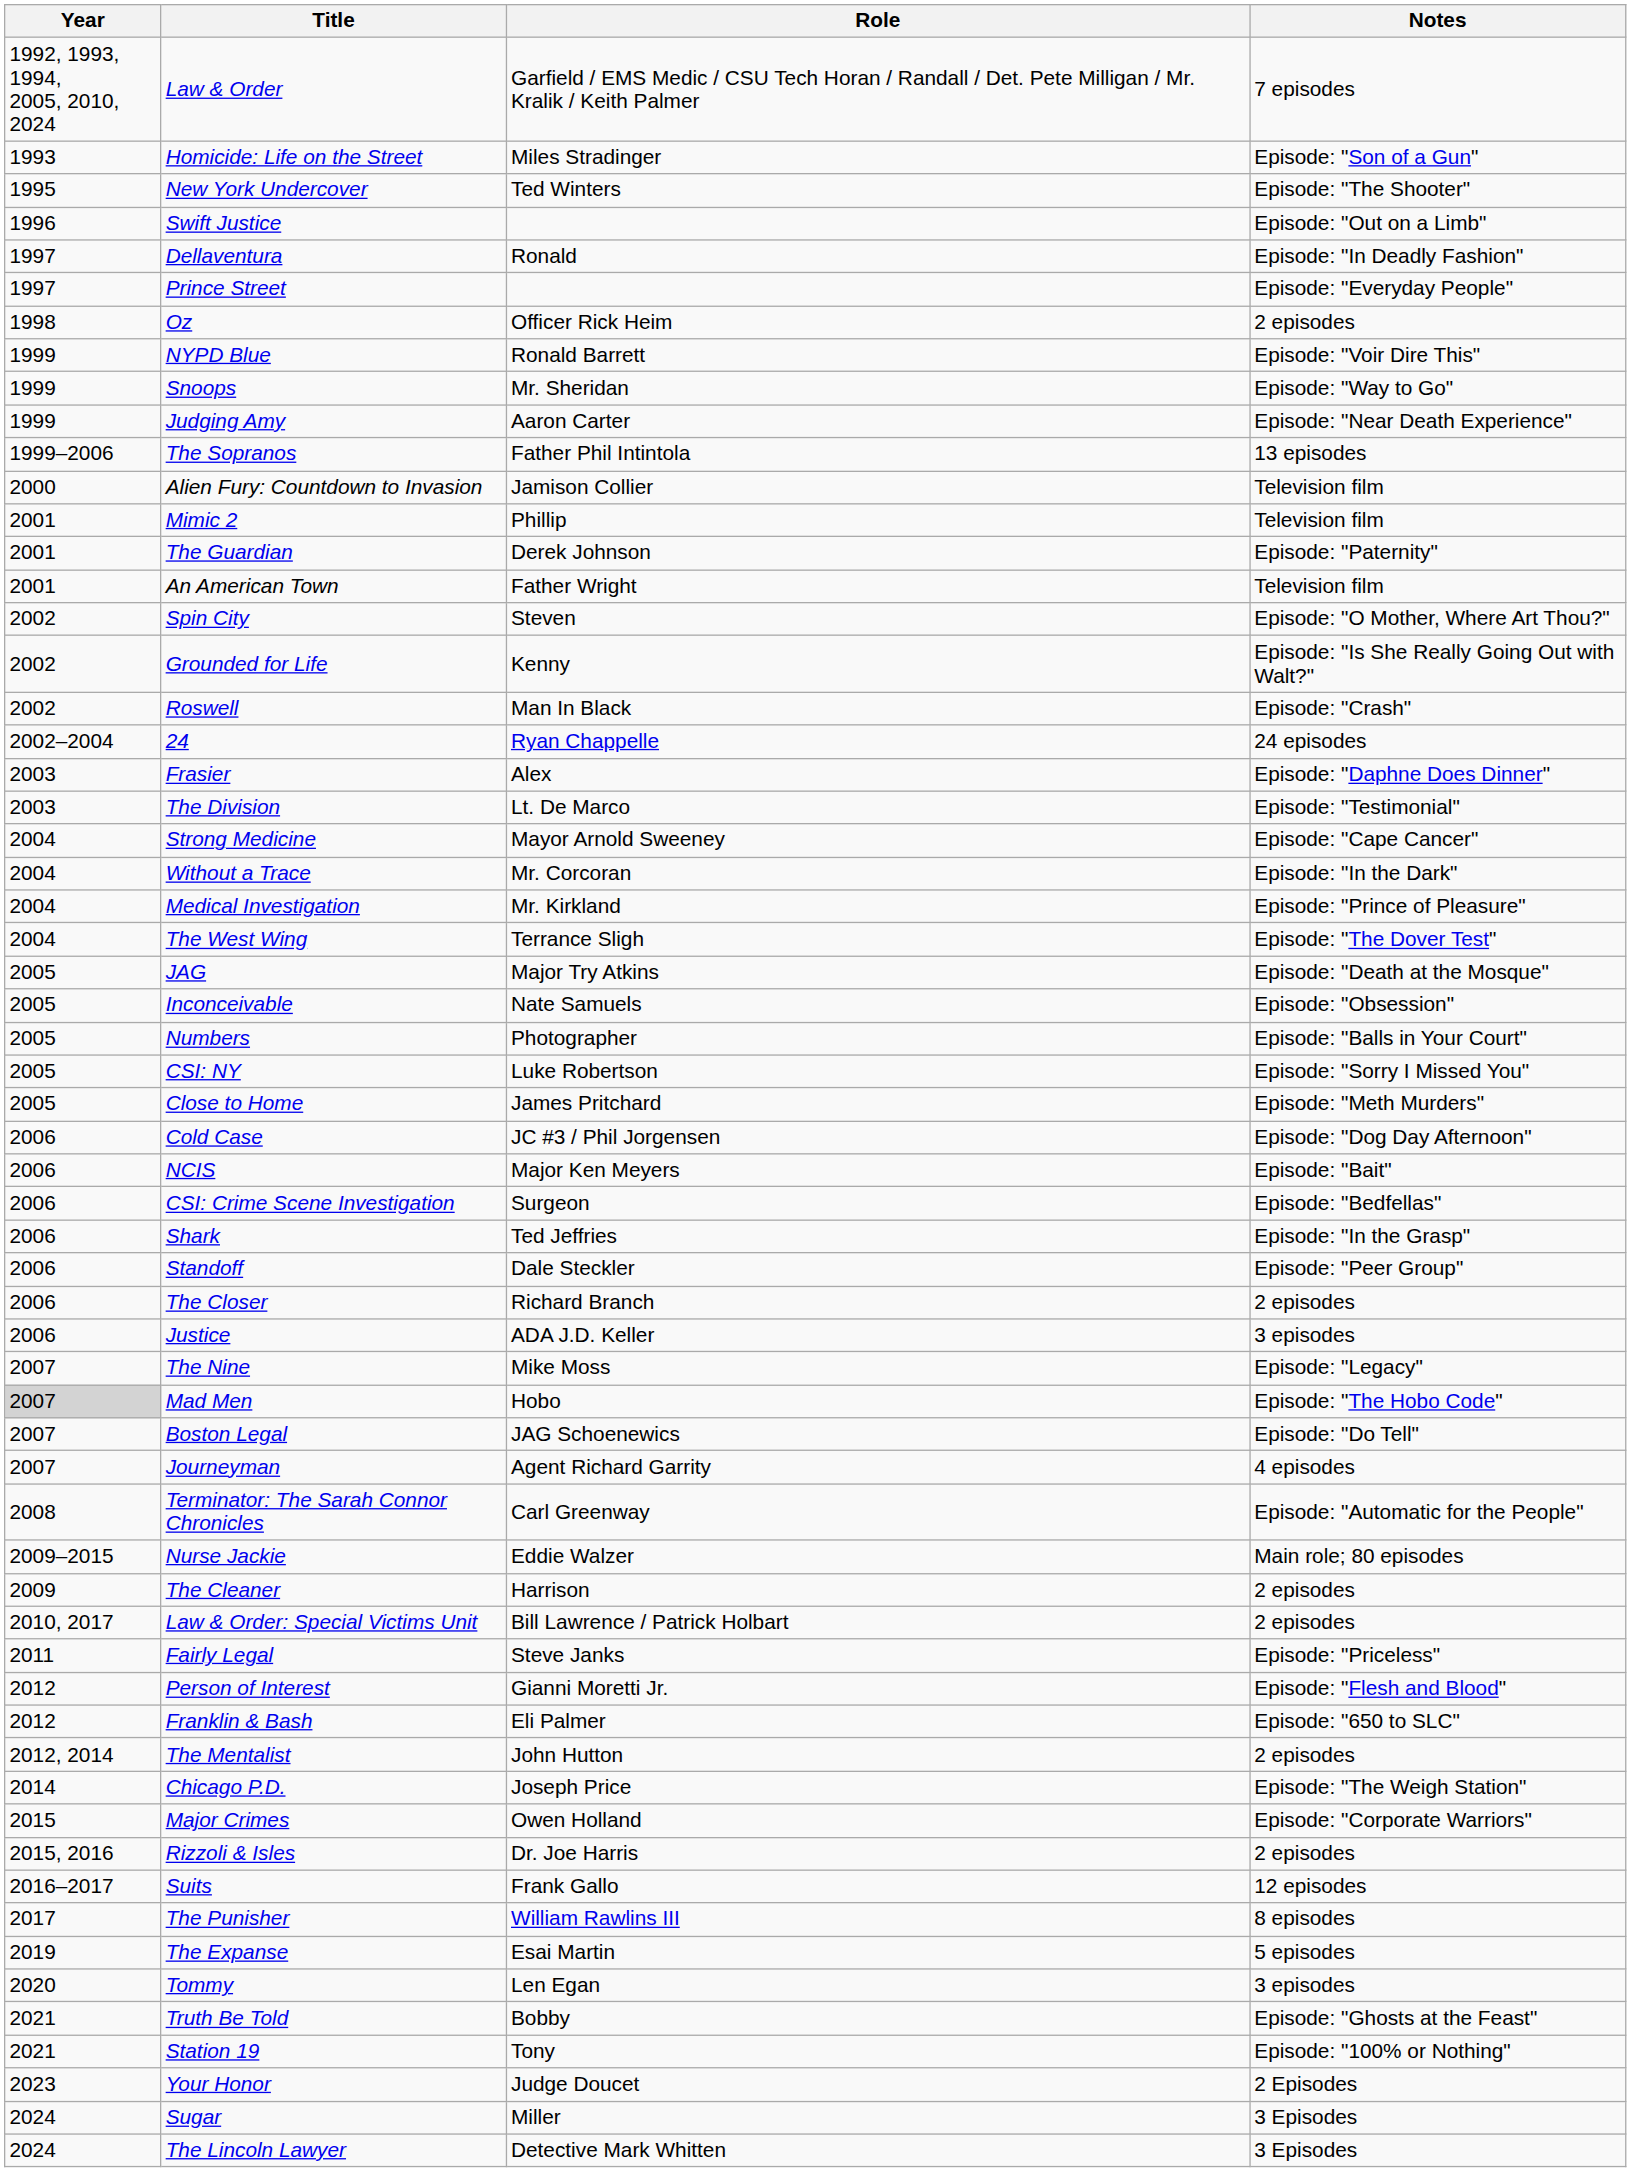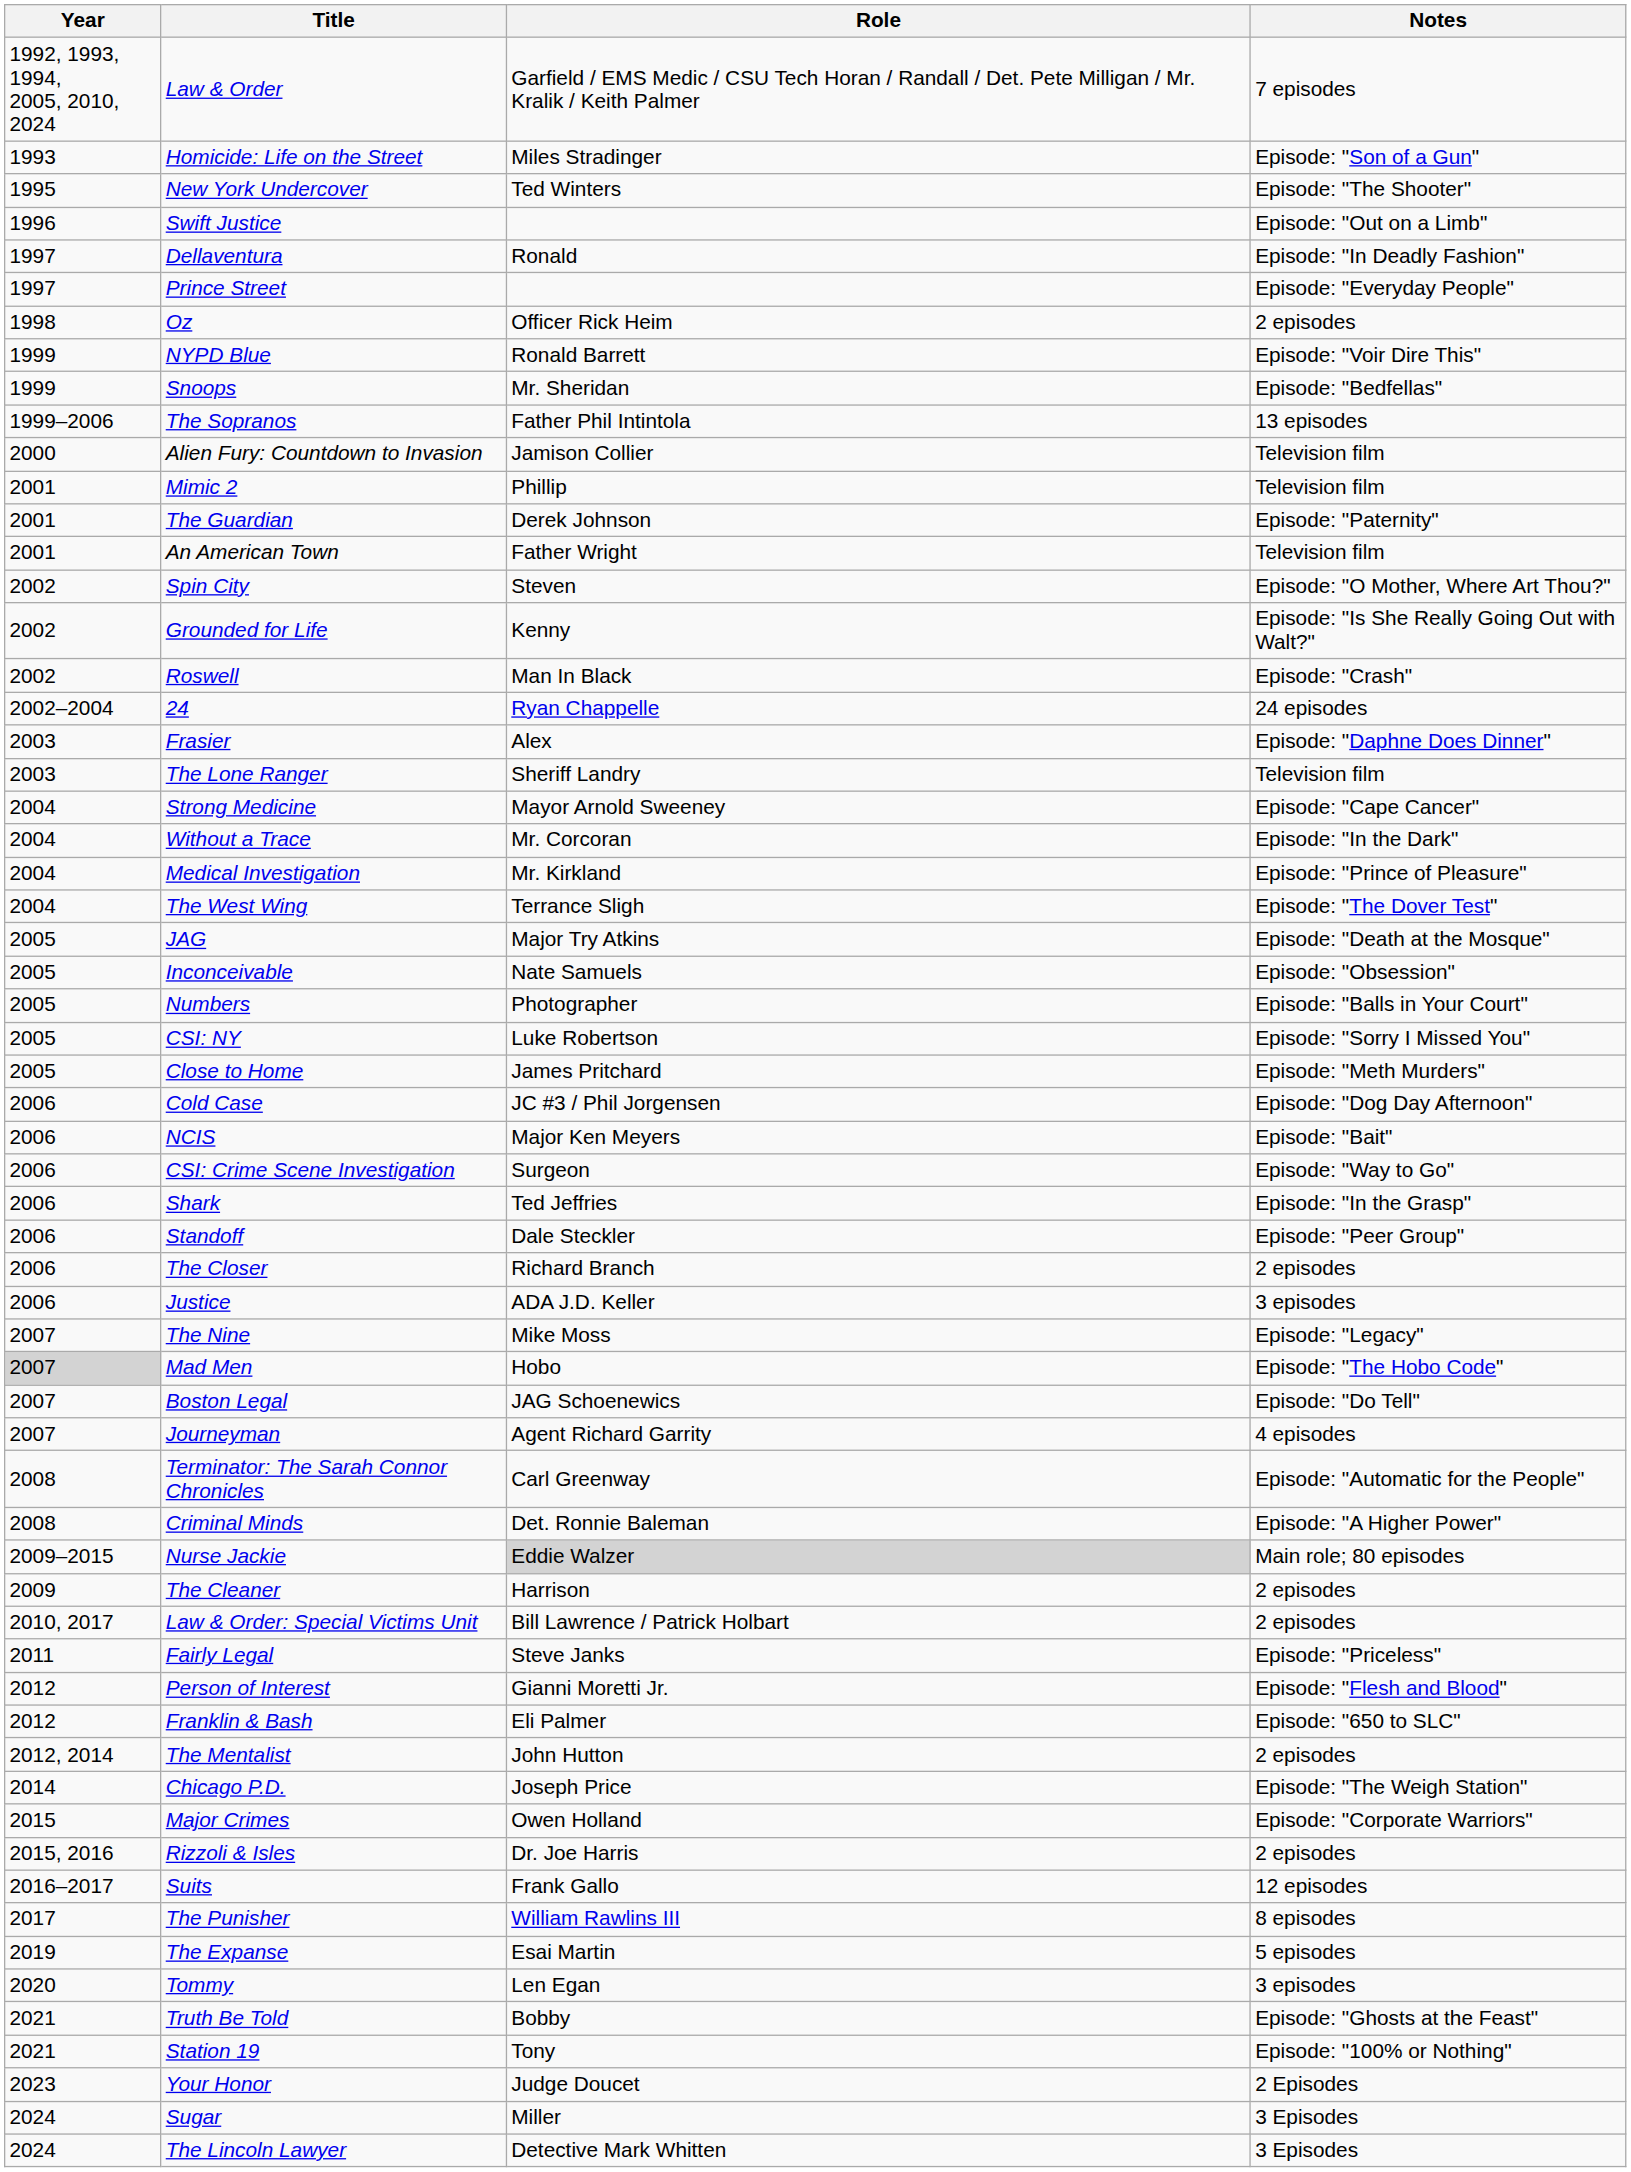(1354, 388) Episode: "Way to Go" -> (1349, 388) Episode: "Bedfellas"
- row: (225, 421)
- row: (223, 807)
+ row: (247, 774)
(1348, 1203) Episode: "Bedfellas" -> (1355, 1170) Episode: "Way to Go"
+ row: (234, 1523)
(572, 1556) no background -> (573, 1556) lightgrey background
